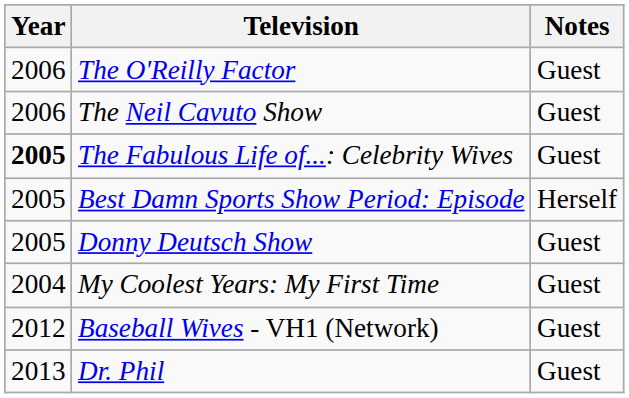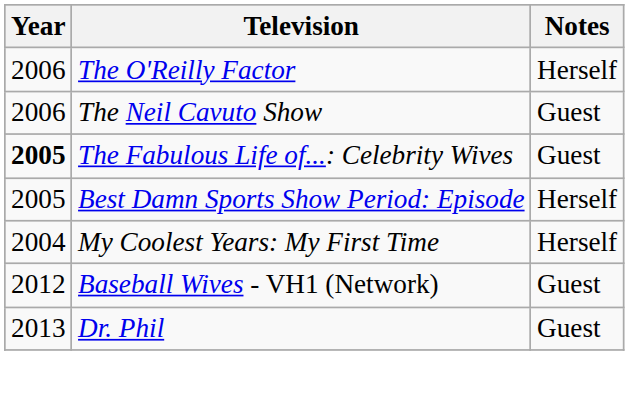(569, 69) Guest -> (577, 69) Herself
- row: (195, 241)
(569, 284) Guest -> (577, 241) Herself
